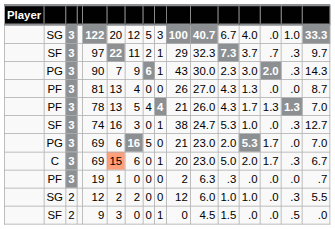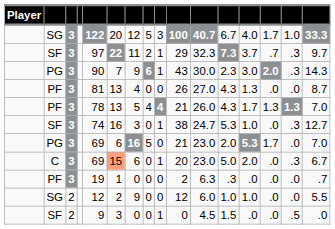(274, 35) .0 -> (271, 35) 1.7
(271, 161) 1.7 -> (274, 161) .0
(137, 197) 2 -> (137, 197) 9
(295, 197) .3 -> (295, 197) .0
